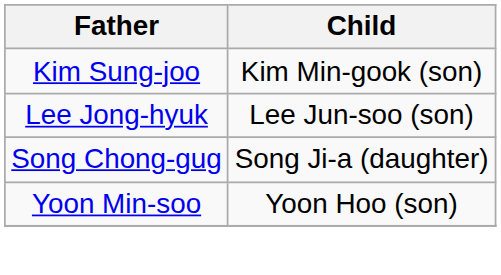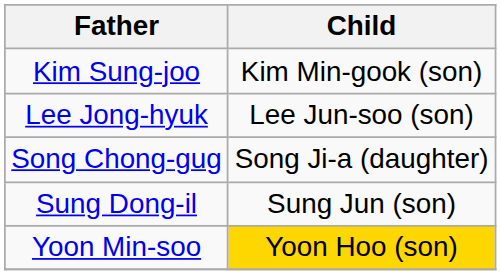+ row: (117, 203)
(362, 203) no background -> (362, 247) gold background
